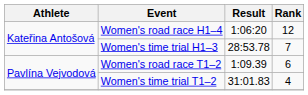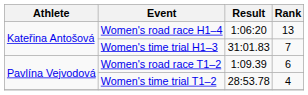(288, 30) 12 -> (288, 30) 13
(249, 47) 28:53.78 -> (249, 47) 31:01.83
(249, 82) 31:01.83 -> (249, 82) 28:53.78
